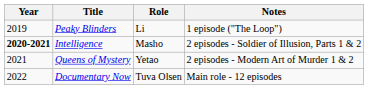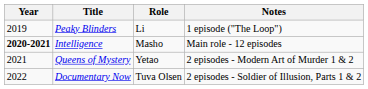(274, 44) 2 episodes - Soldier of Illusion, Parts 1 & 2 -> (234, 44) Main role - 12 episodes
(234, 76) Main role - 12 episodes -> (274, 76) 2 episodes - Soldier of Illusion, Parts 1 & 2
